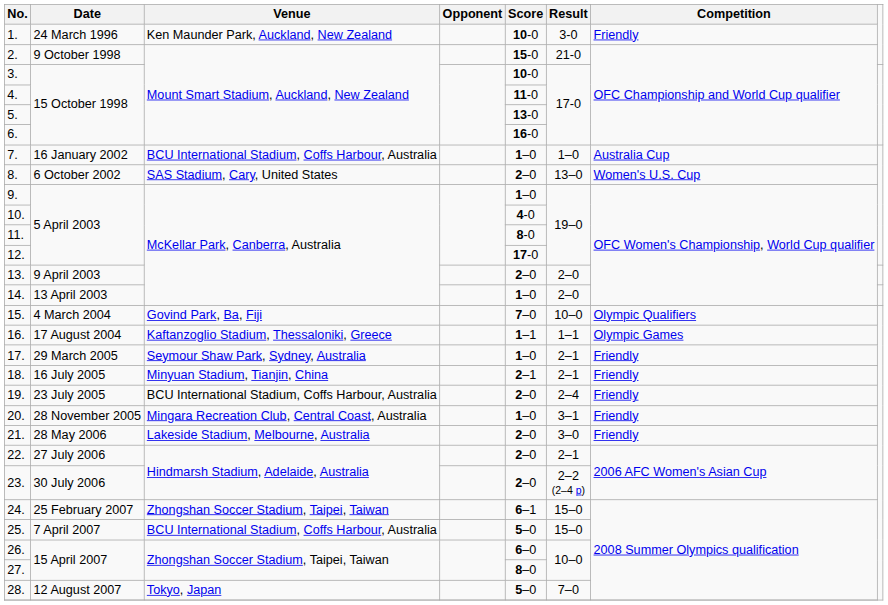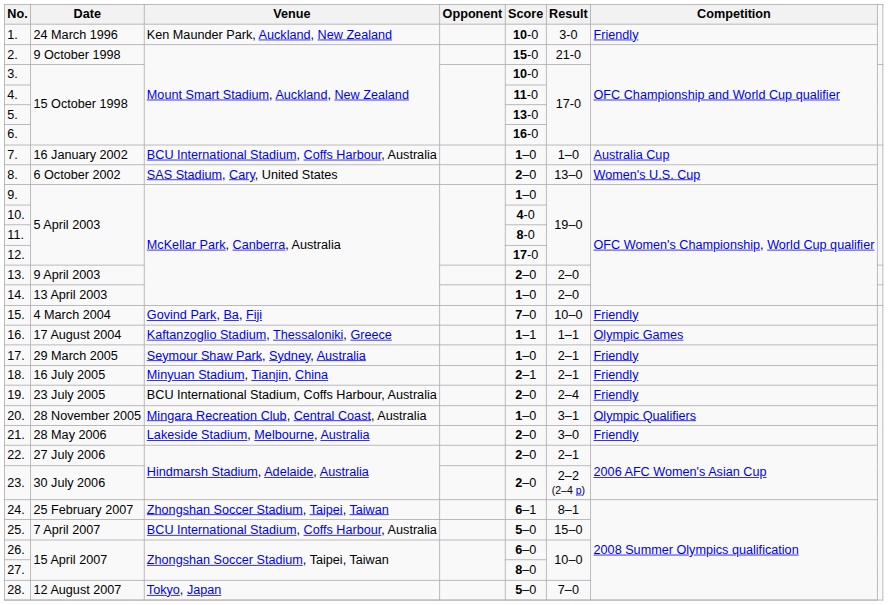(645, 315) Olympic Qualifiers -> (616, 315) Friendly
(616, 415) Friendly -> (645, 415) Olympic Qualifiers
(568, 509) 15–0 -> (568, 509) 8–1
